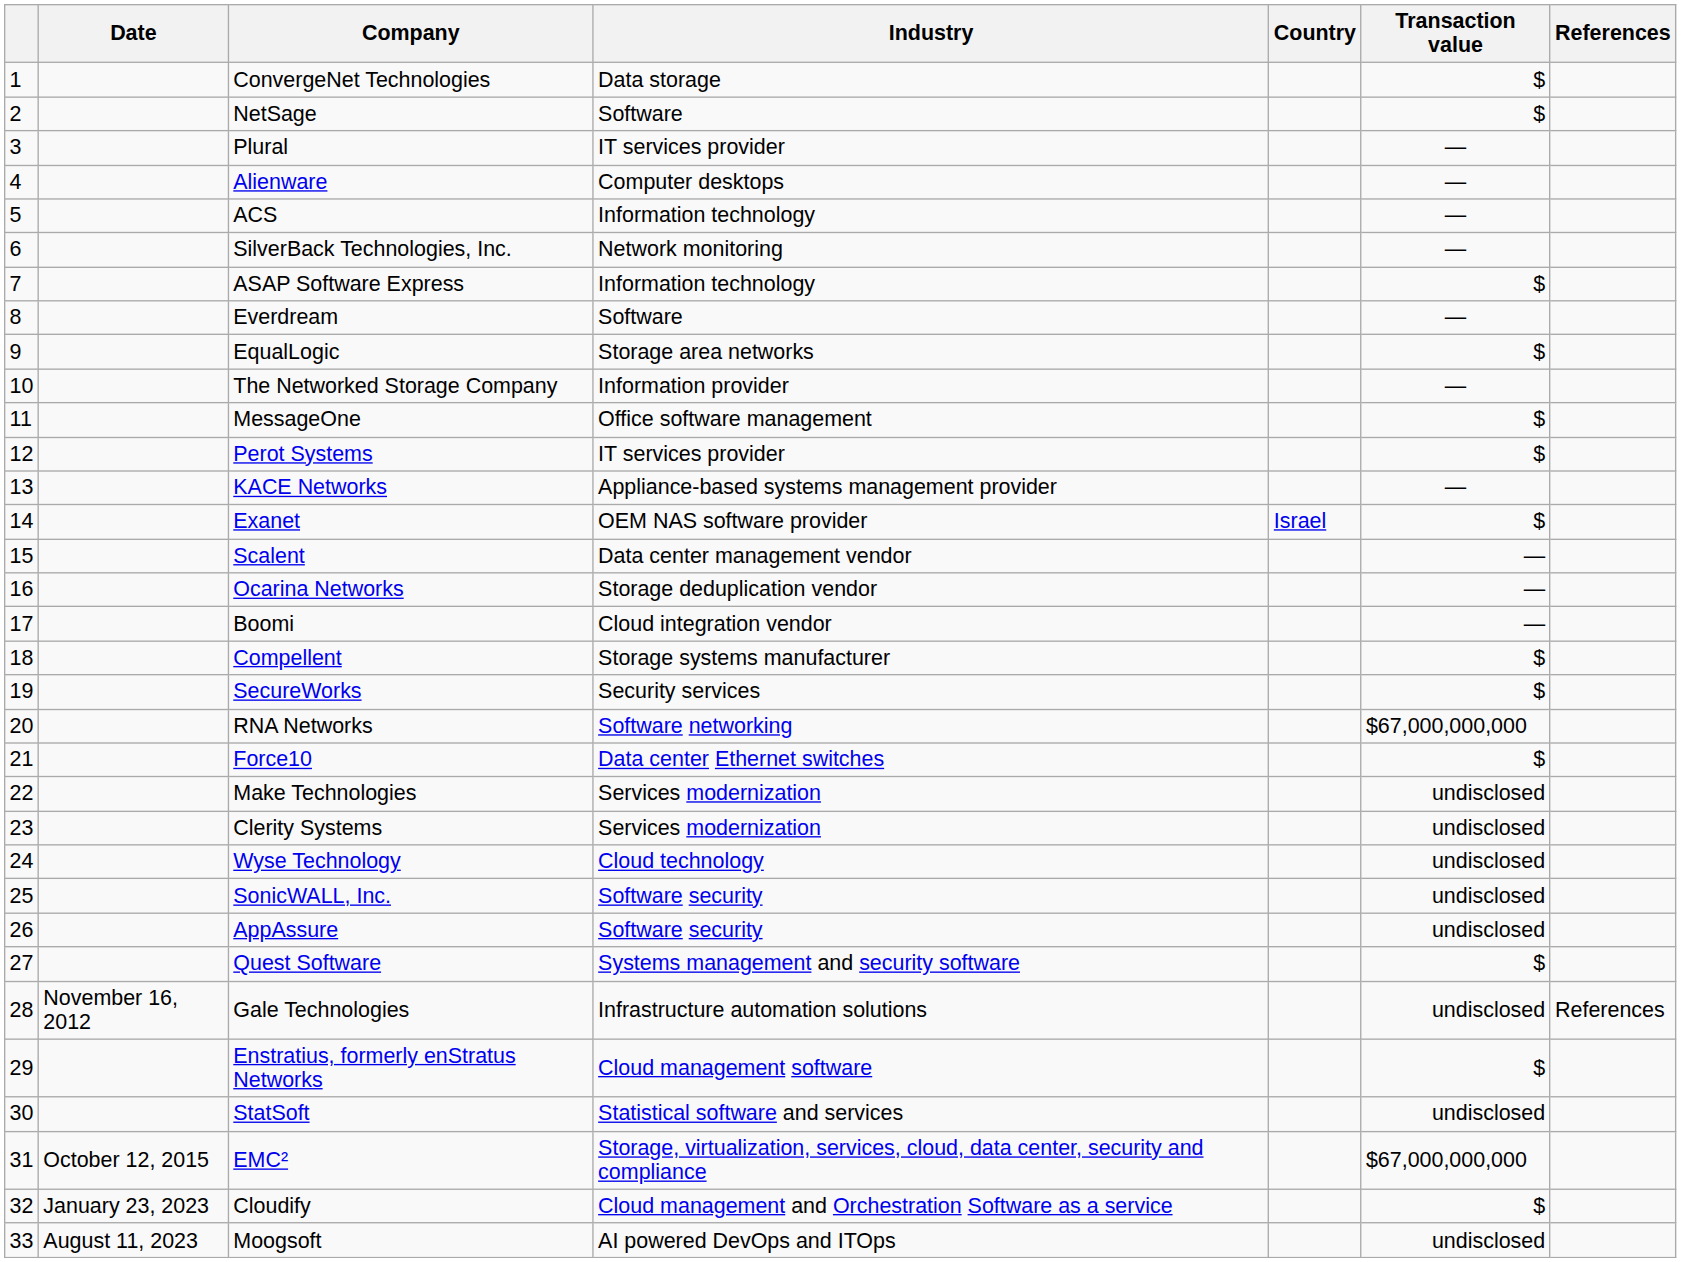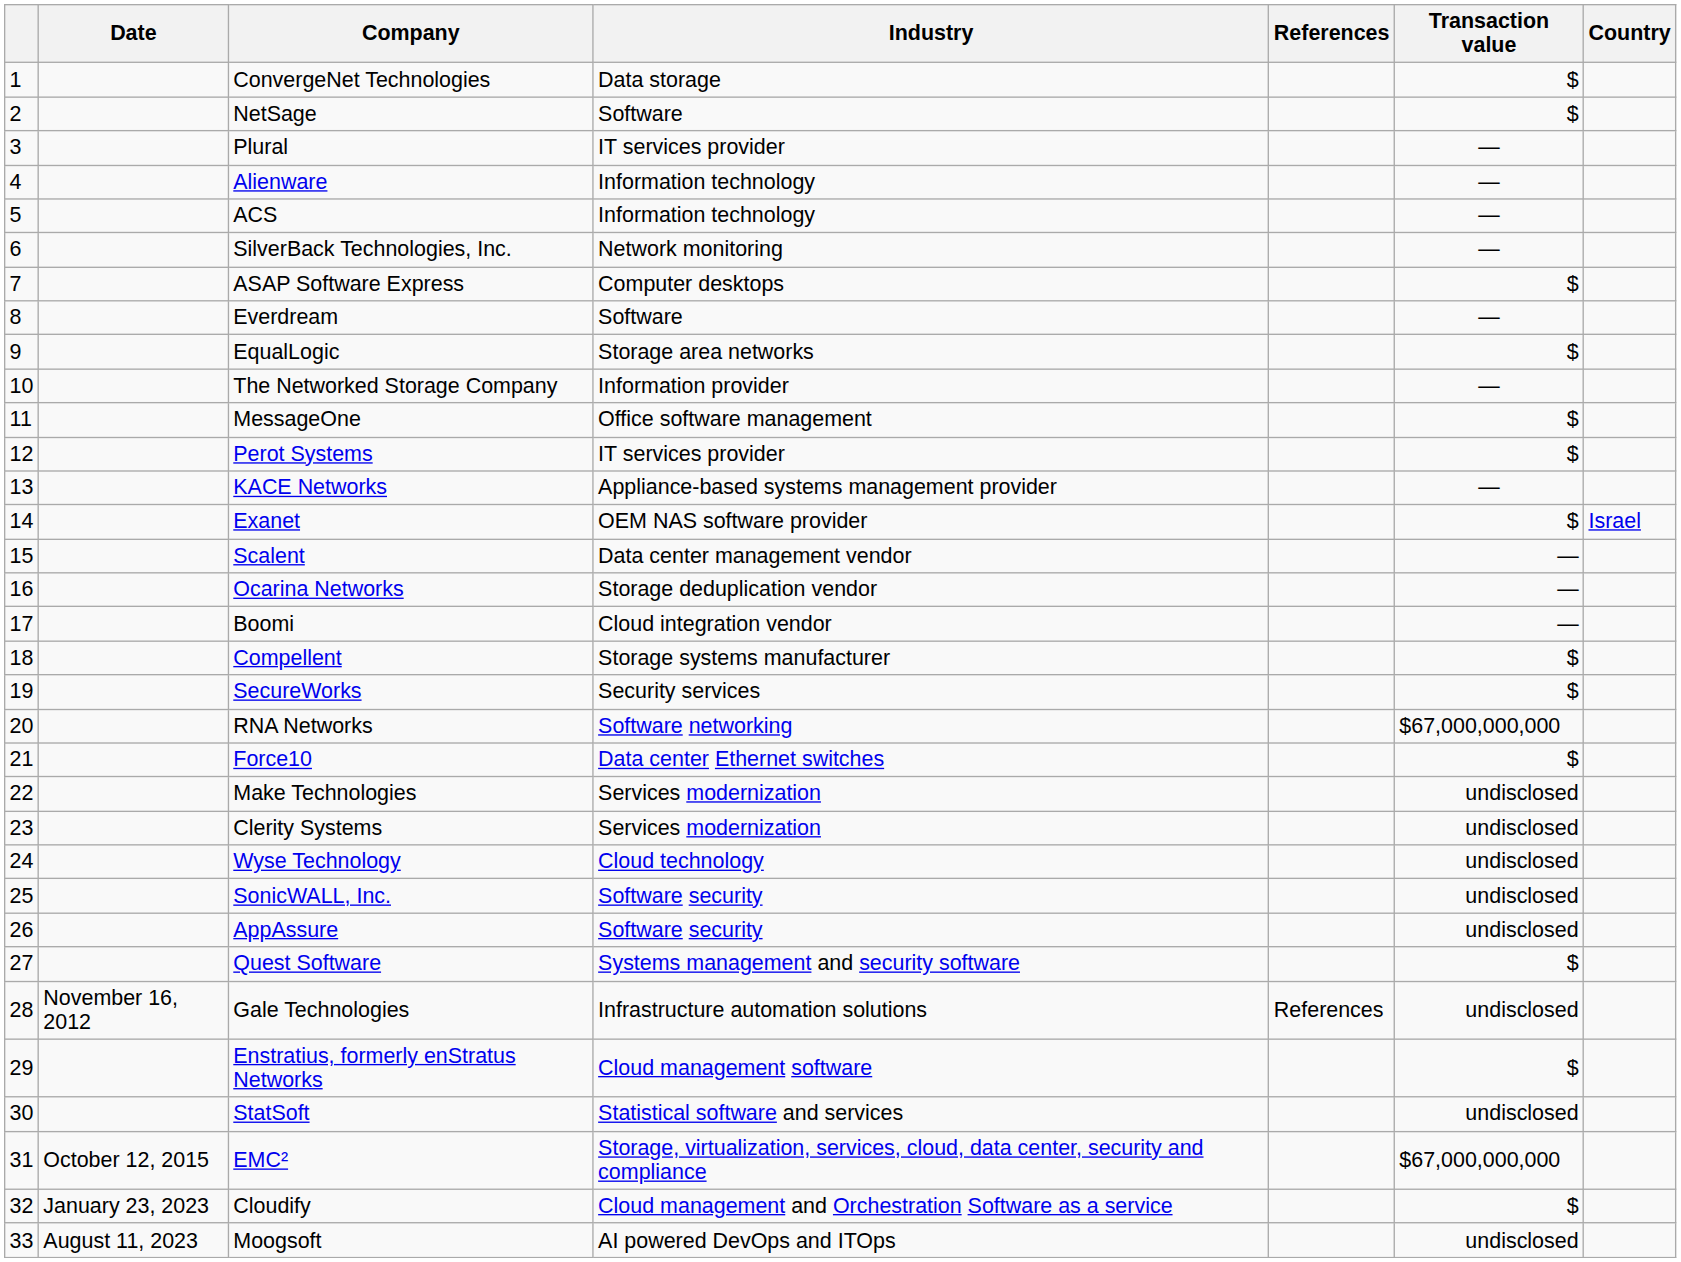columns swapped: (1315, 33) <-> (1613, 33)
(691, 181) Computer desktops -> (707, 181) Information technology
(707, 283) Information technology -> (691, 283) Computer desktops
